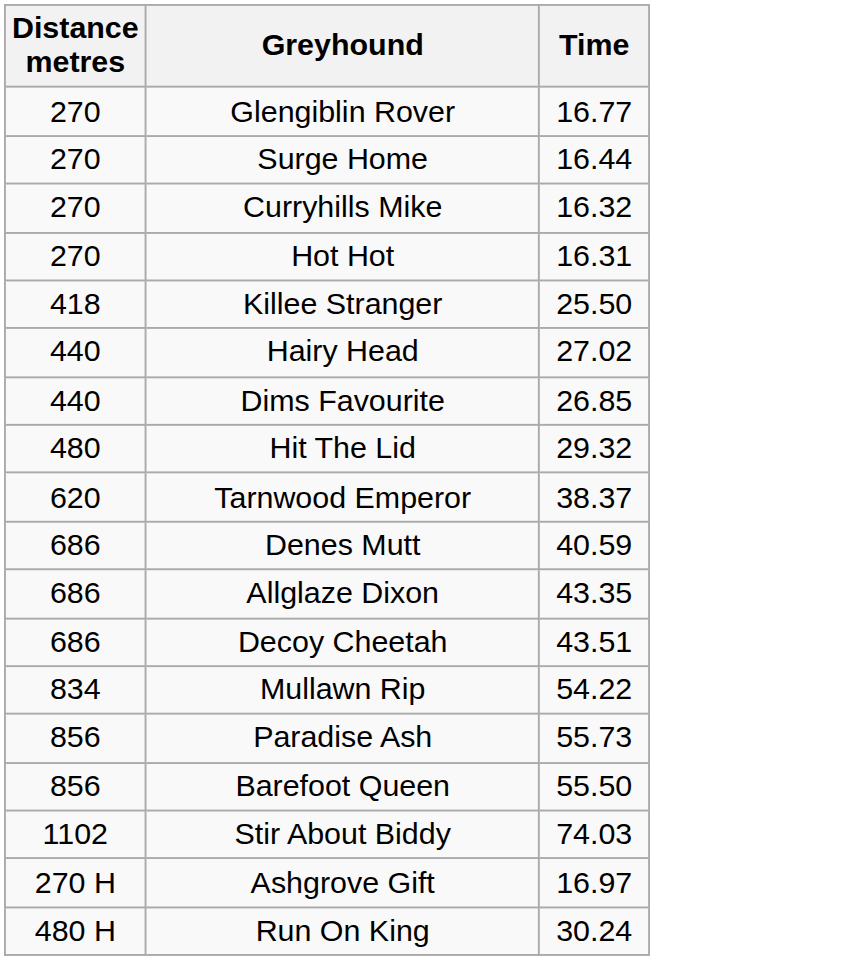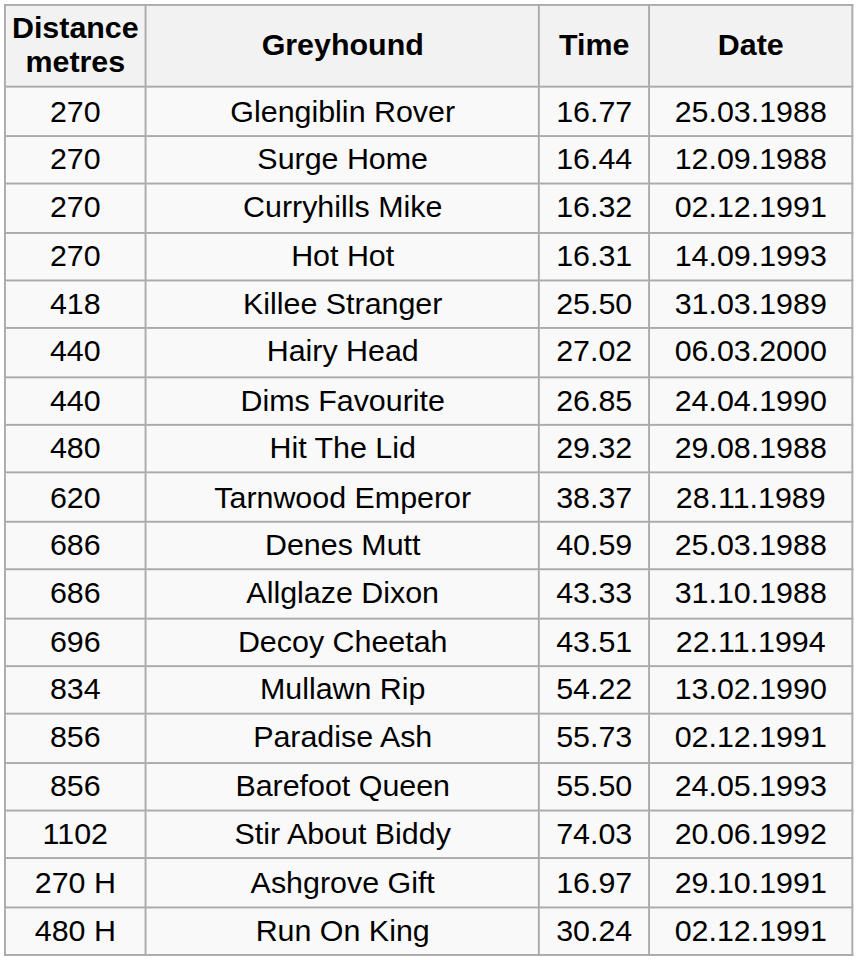+ column: (751, 45)
(594, 593) 43.35 -> (594, 593) 43.33
(75, 641) 686 -> (75, 641) 696
